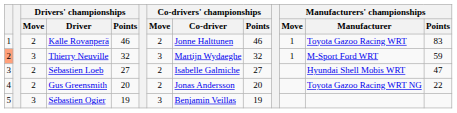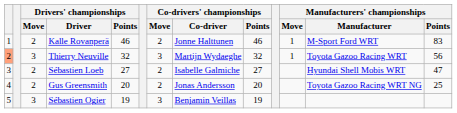(357, 41) Toyota Gazoo Racing WRT -> (343, 41) M-Sport Ford WRT
(343, 55) M-Sport Ford WRT -> (357, 55) Toyota Gazoo Racing WRT
(438, 55) 59 -> (438, 55) 56
(438, 85) 22 -> (438, 85) 25
